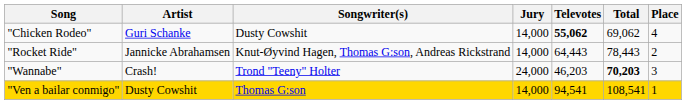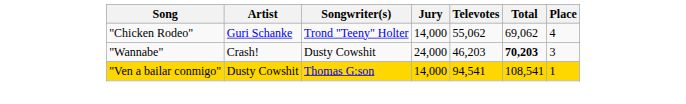(271, 33) Dusty Cowshit -> (356, 33) Trond "Teeny" Holter
(571, 33) bold -> (469, 33) normal
- row: (42, 52)
(288, 71) Trond "Teeny" Holter -> (340, 52) Dusty Cowshit
